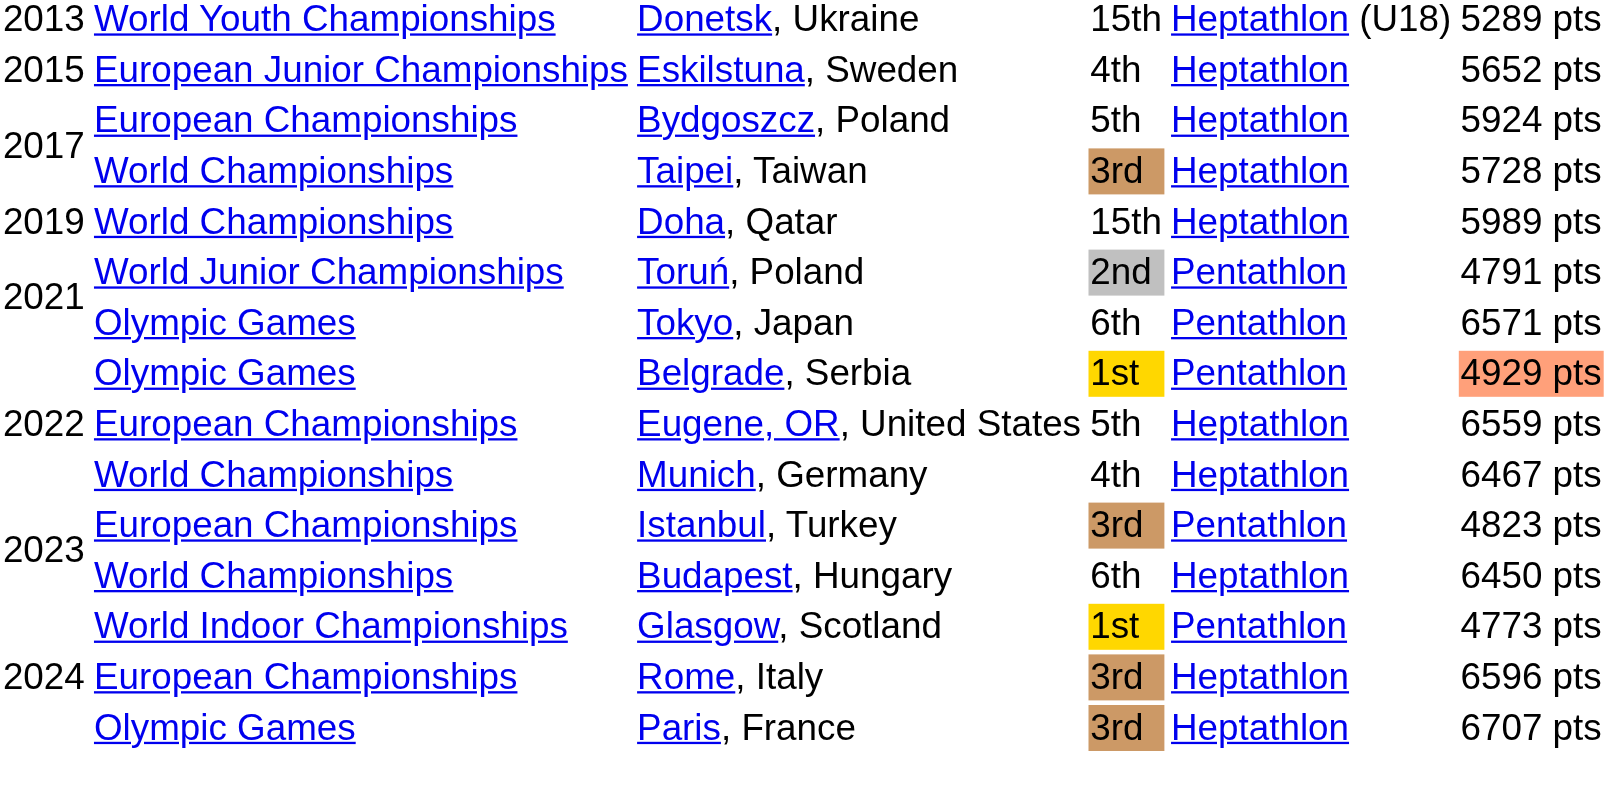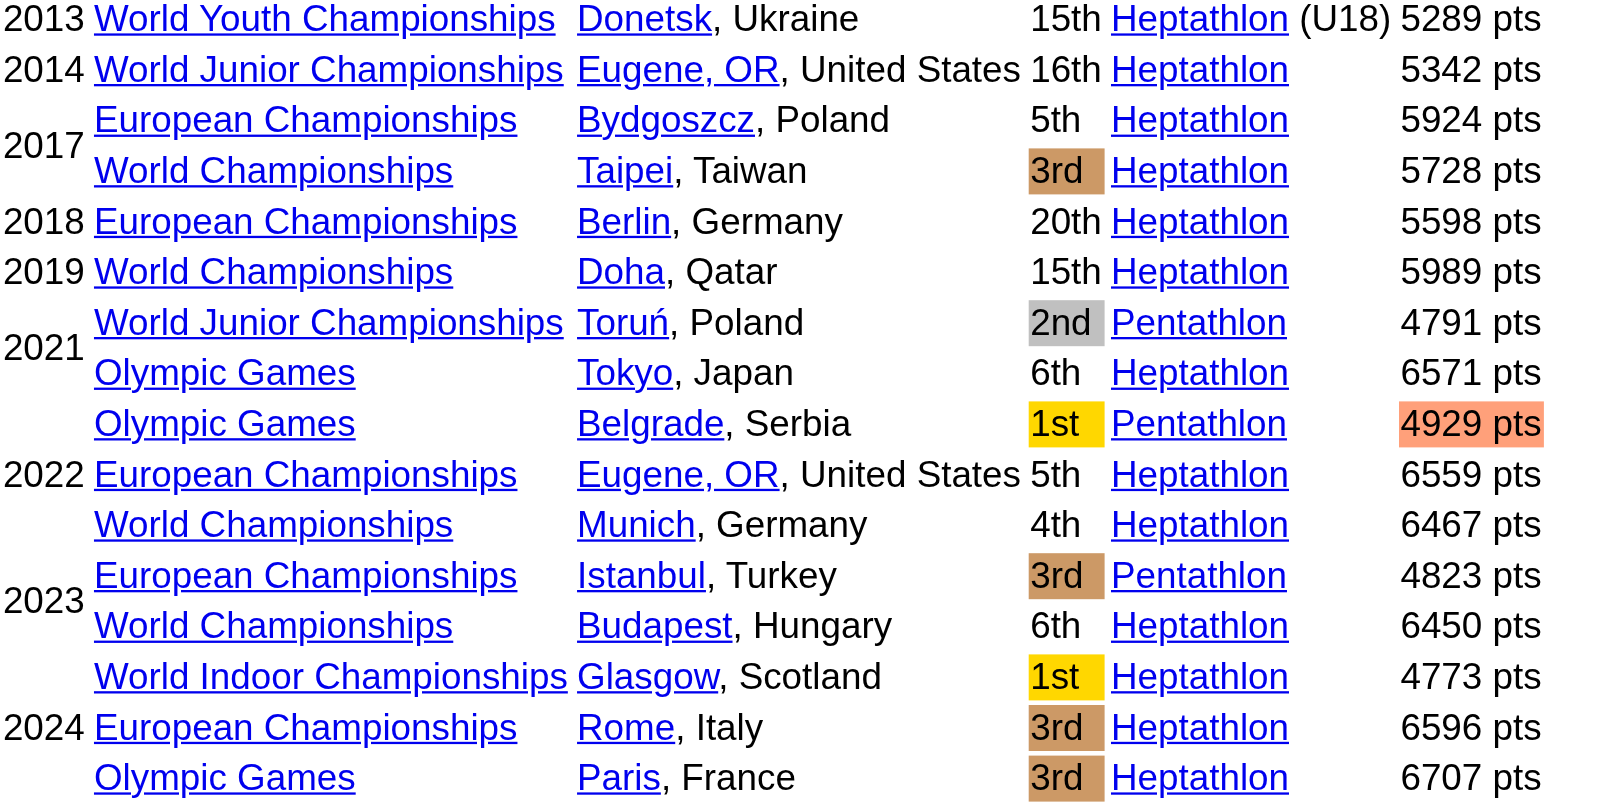+ row: (44, 69)
- row: (44, 69)
+ row: (44, 221)
(1259, 322) Pentathlon -> (1200, 373) Heptathlon
(1259, 626) Pentathlon -> (1200, 676) Heptathlon
